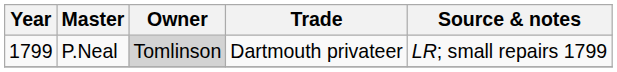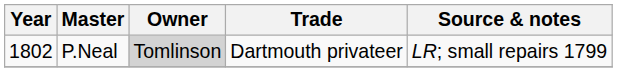(31, 50) 1799 -> (31, 50) 1802
